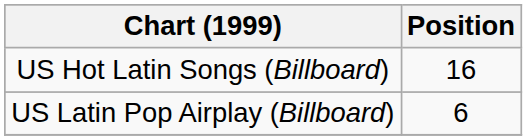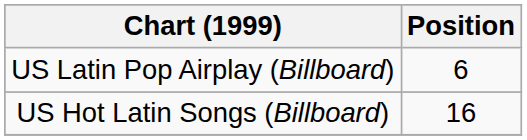rows swapped: (203, 69) <-> (203, 112)
